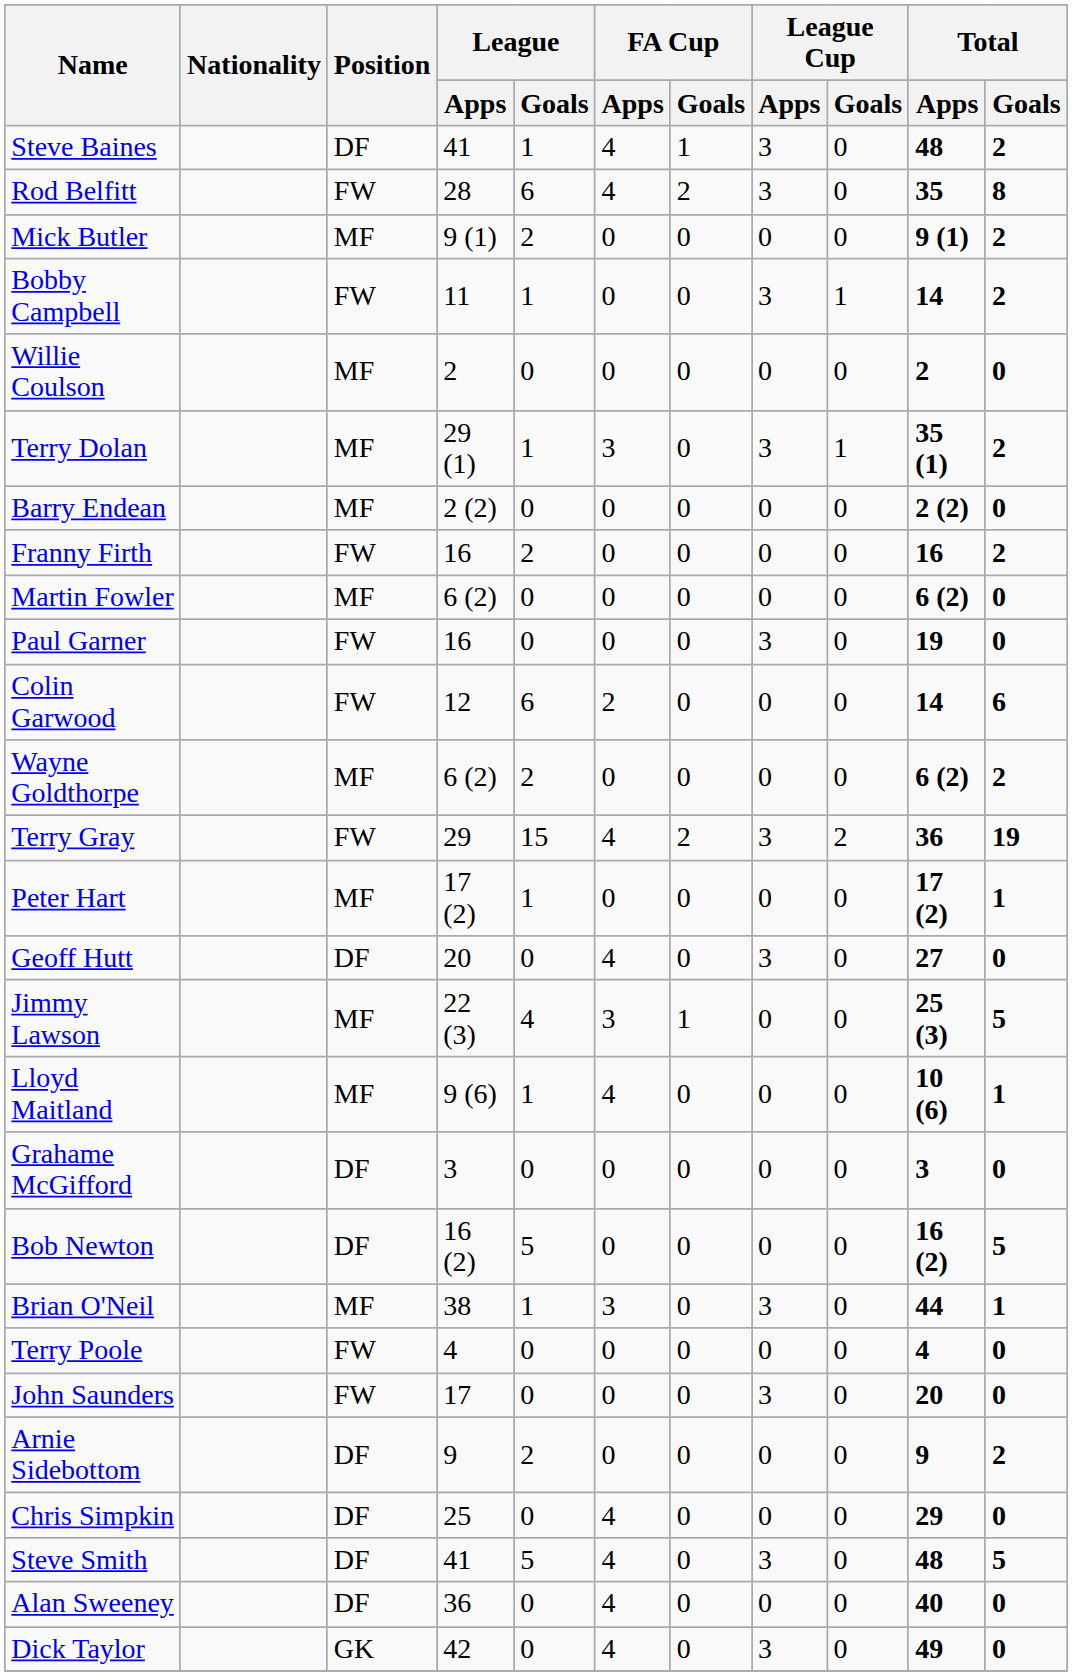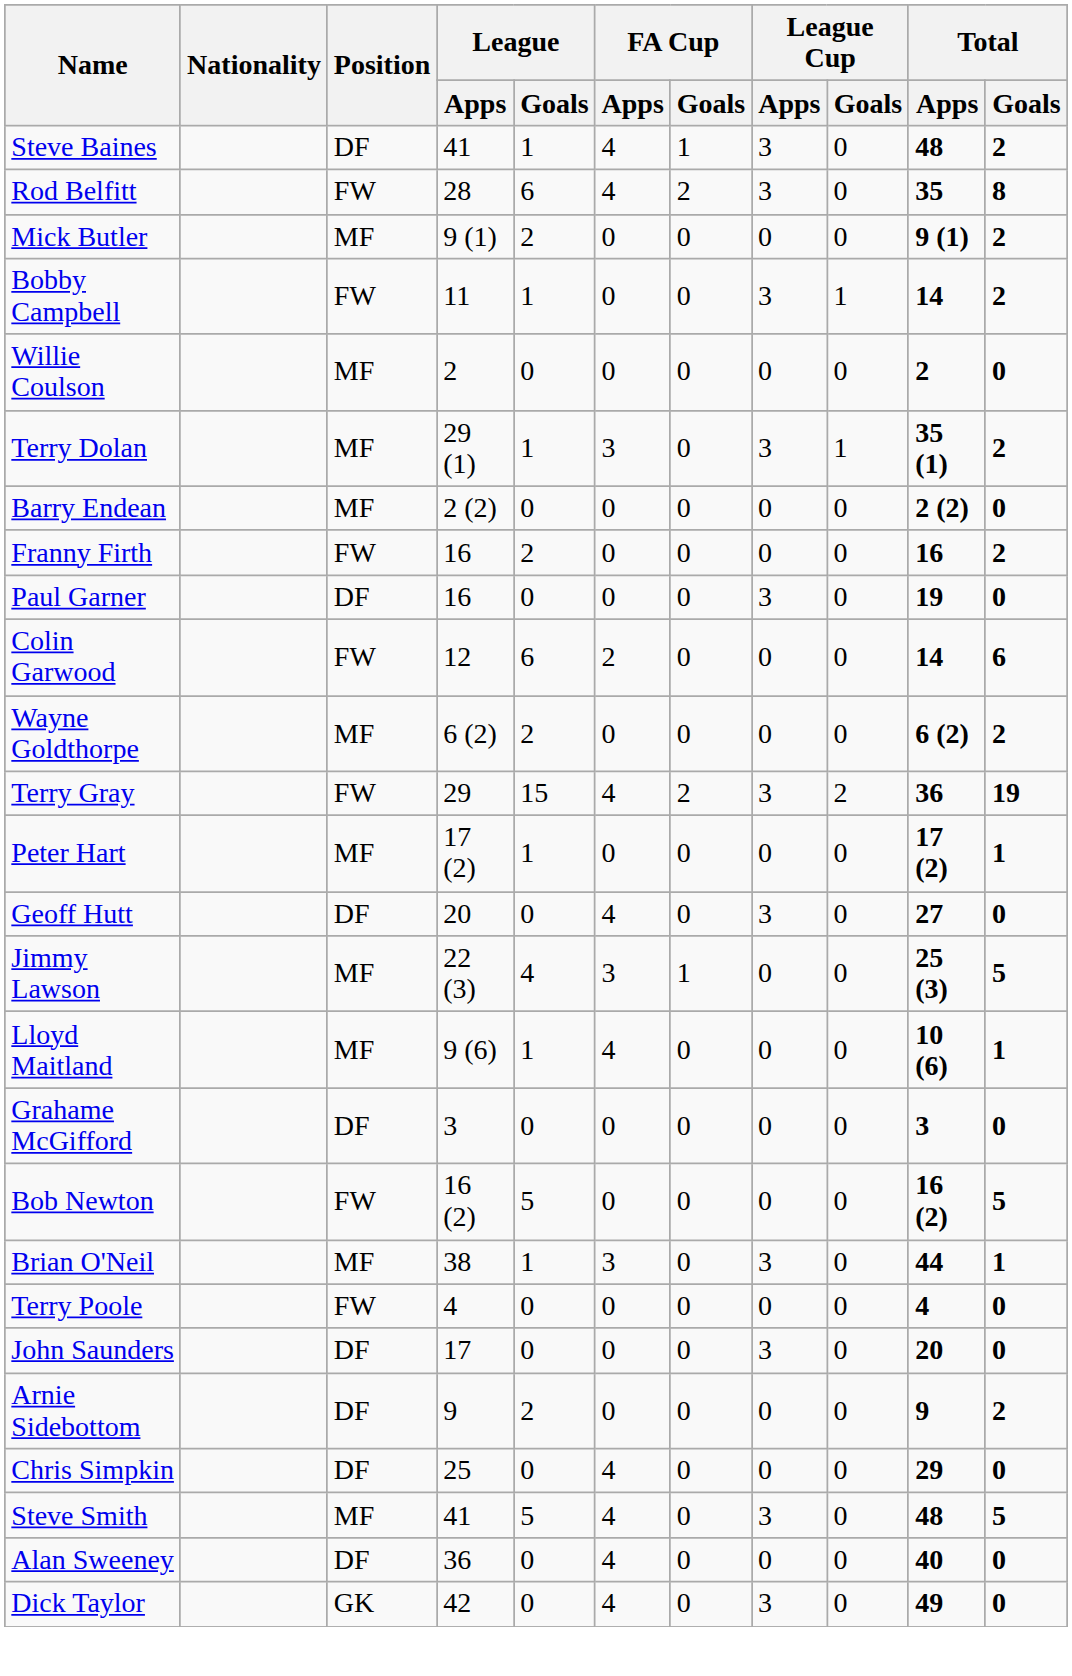- row: (93, 596)
(355, 641) FW -> (352, 596) DF
(352, 1245) DF -> (355, 1201) FW
(355, 1394) FW -> (352, 1350) DF
(352, 1559) DF -> (354, 1514) MF
